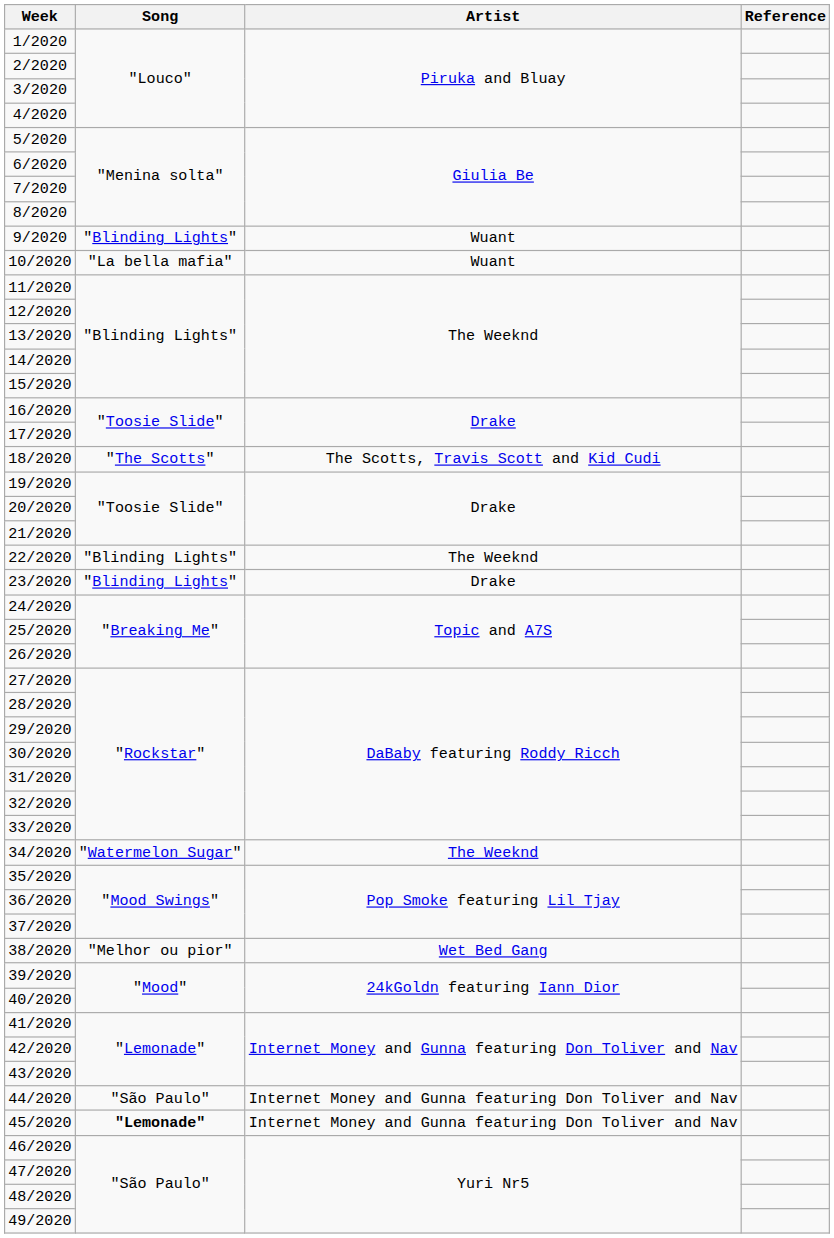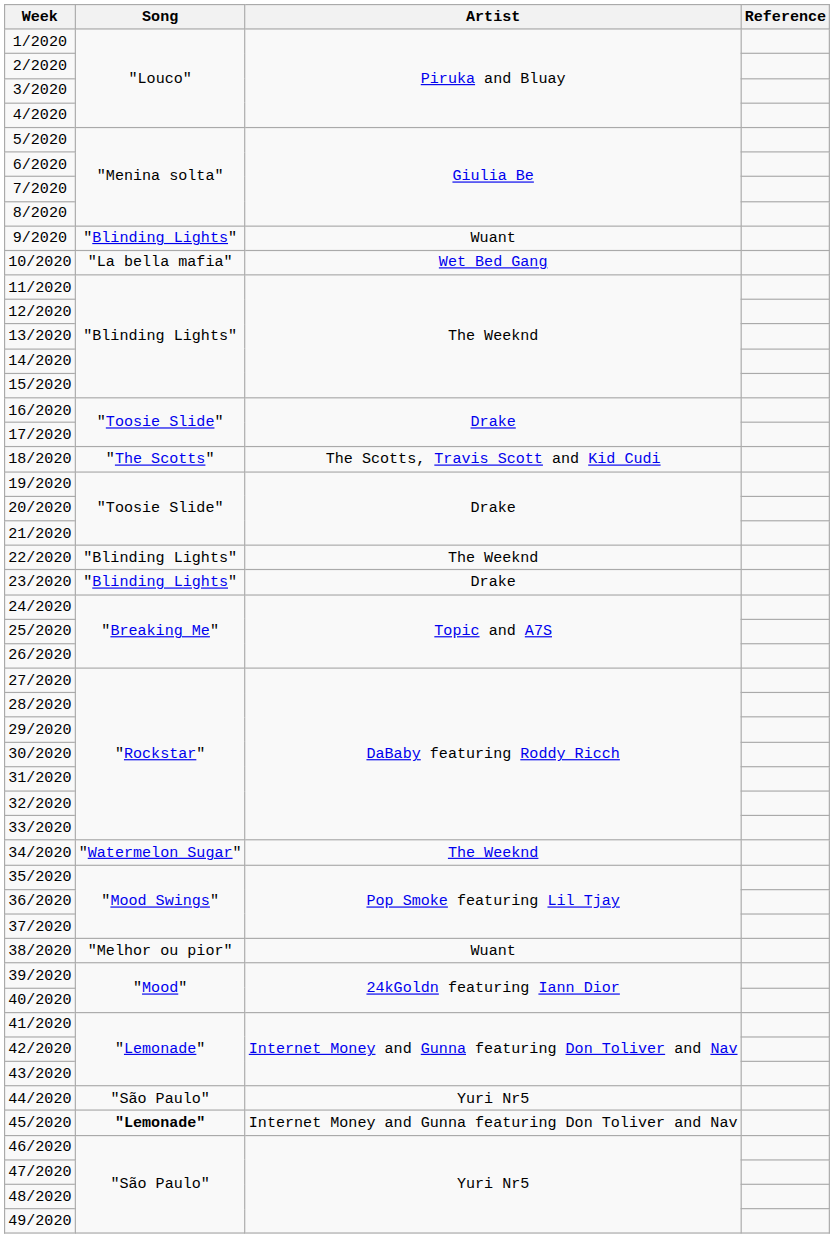(493, 263) Wuant -> (493, 263) Wet Bed Gang
(493, 951) Wet Bed Gang -> (493, 951) Wuant
(493, 1098) Internet Money and Gunna featuring Don Toliver and Nav -> (493, 1098) Yuri Nr5
